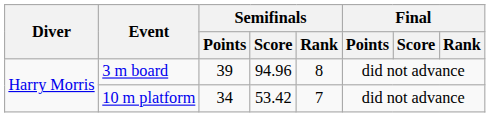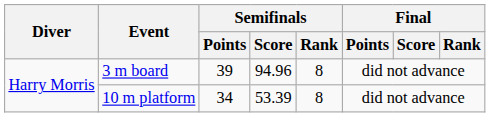(273, 98) 53.42 -> (273, 98) 53.39
(319, 98) 7 -> (319, 98) 8
